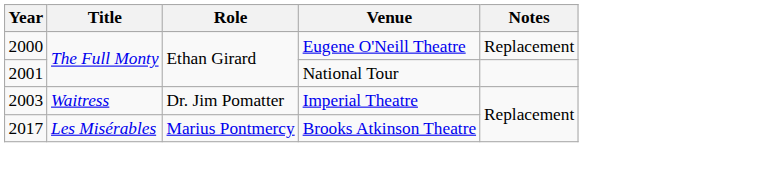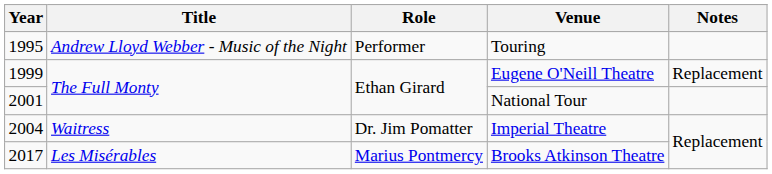+ row: (518, 45)
(26, 45) 2000 -> (26, 73) 1999
(26, 100) 2003 -> (26, 127) 2004
